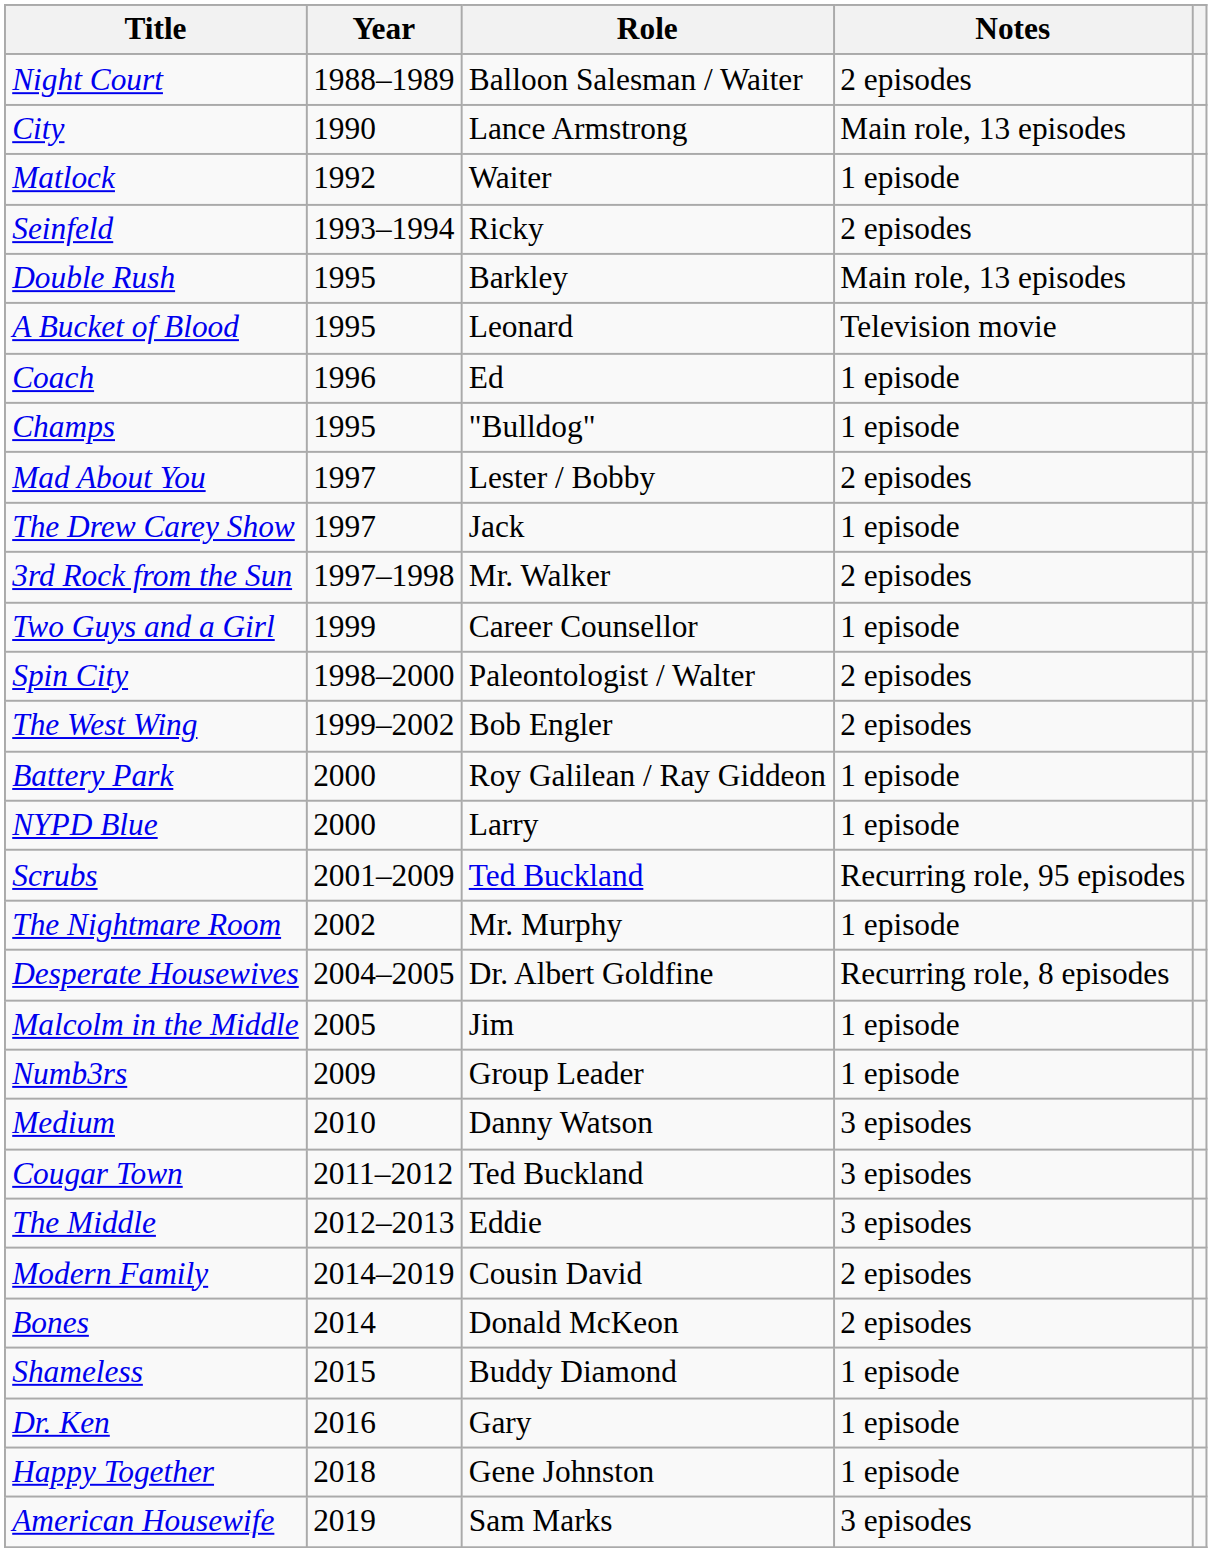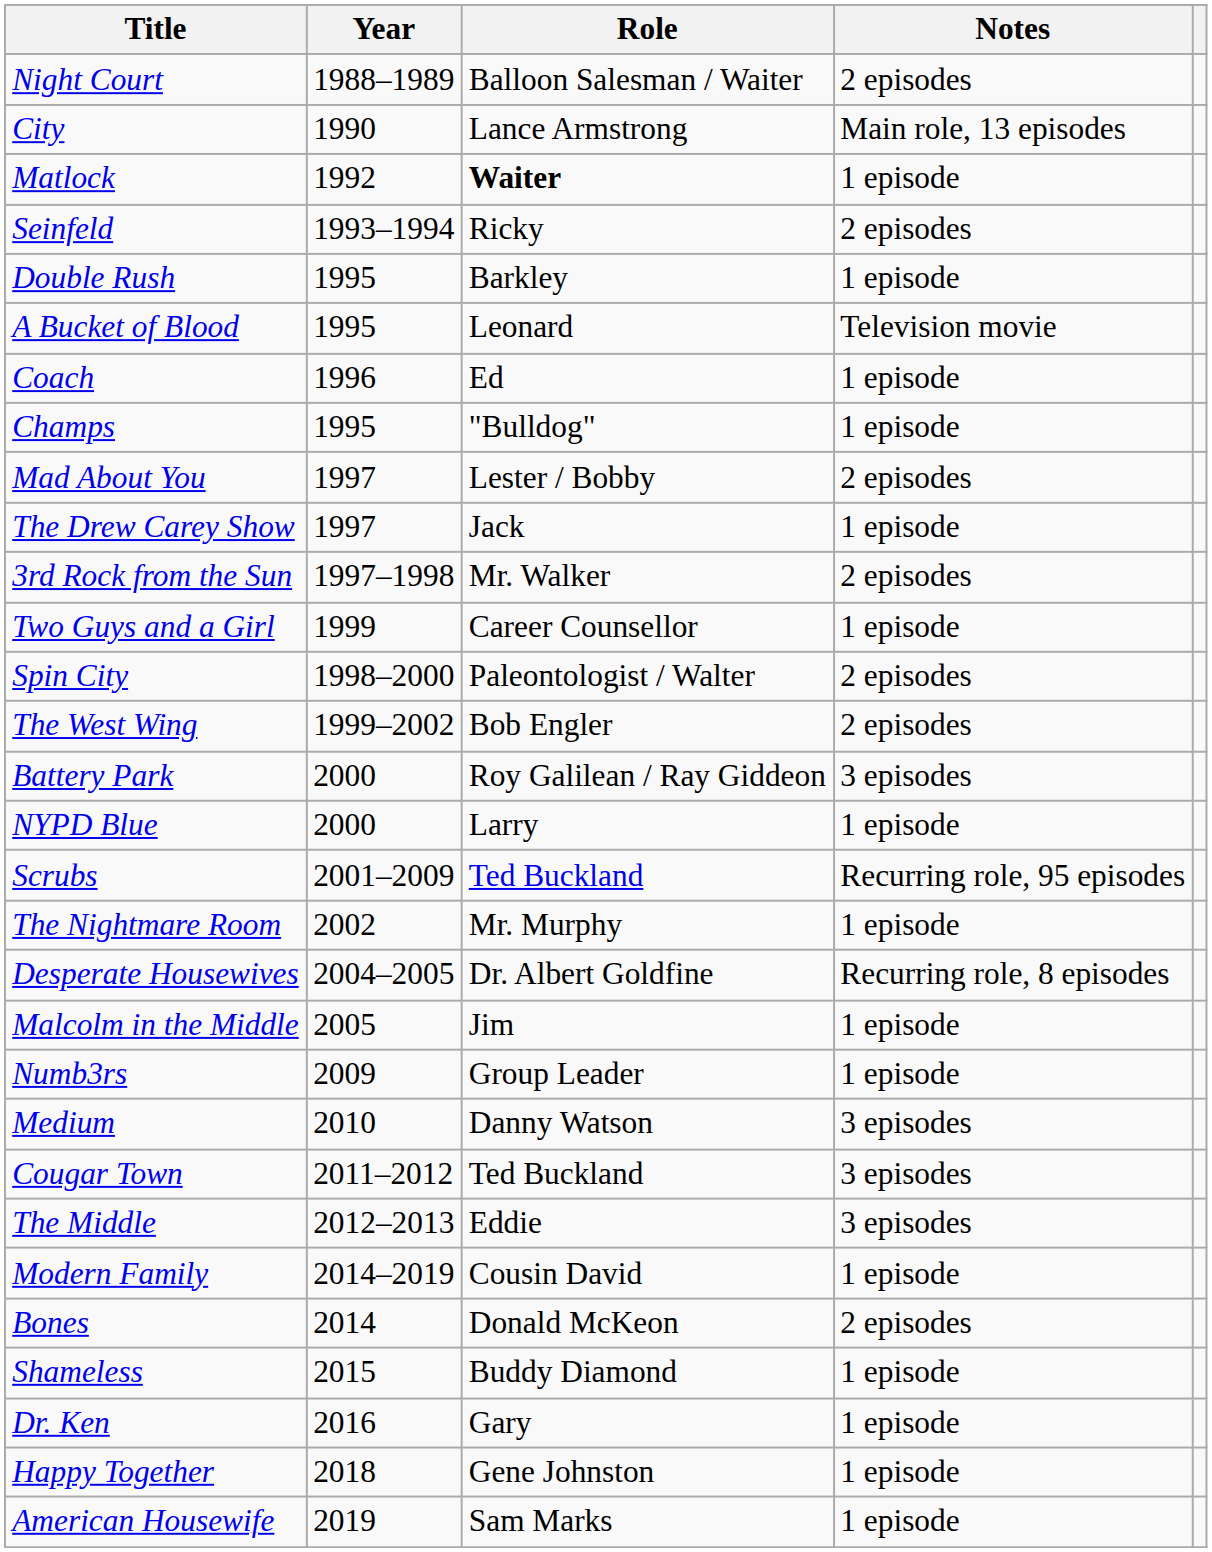(510, 178) normal -> (515, 178) bold
(983, 278) Main role, 13 episodes -> (900, 278) 1 episode
(900, 775) 1 episode -> (906, 775) 3 episodes
(906, 1272) 2 episodes -> (900, 1272) 1 episode
(906, 1521) 3 episodes -> (900, 1521) 1 episode
